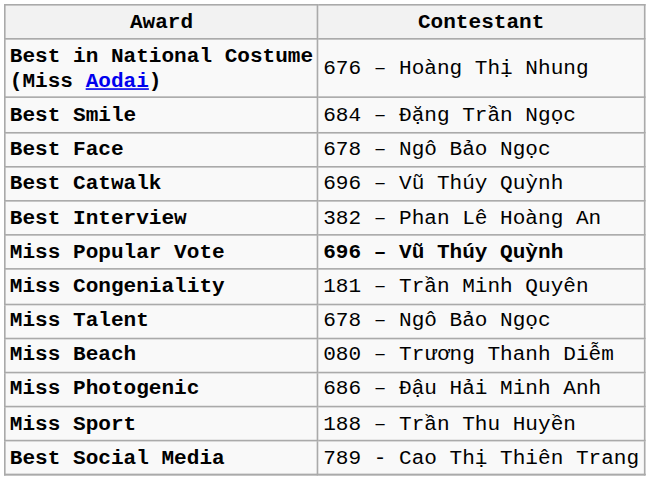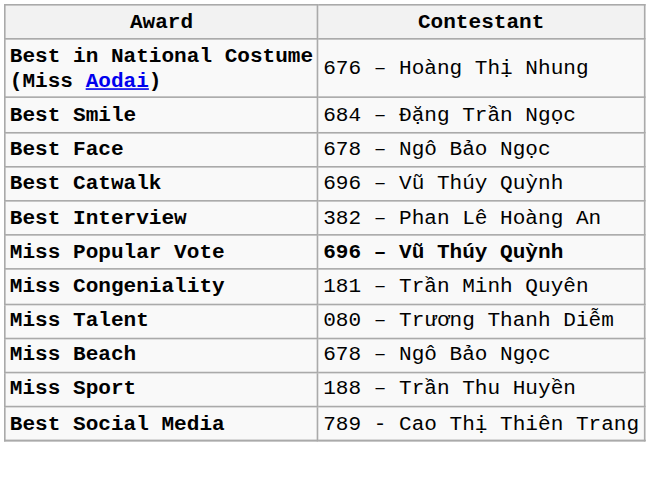(437, 321) 678 – Ngô Bảo Ngọc -> (469, 321) 080 – Trương Thanh Diễm
(469, 355) 080 – Trương Thanh Diễm -> (437, 355) 678 – Ngô Bảo Ngọc
- row: (105, 390)
